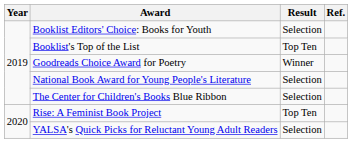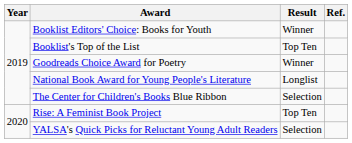(302, 29) Selection -> (298, 29) Winner
(302, 79) Selection -> (300, 79) Longlist
